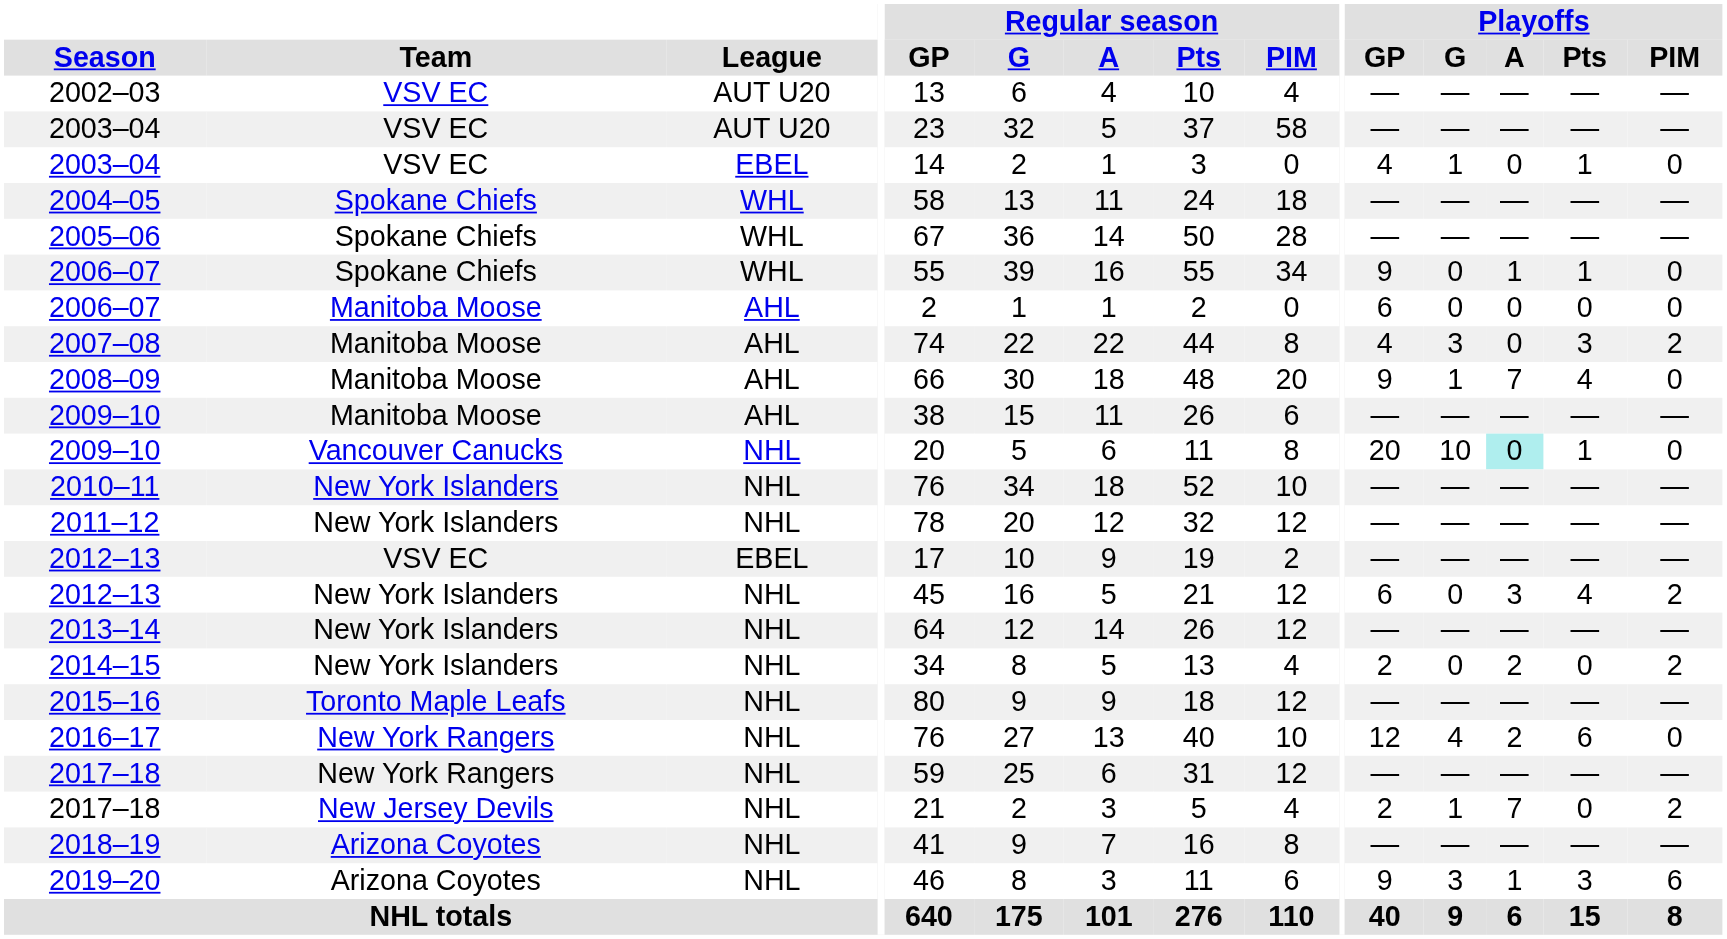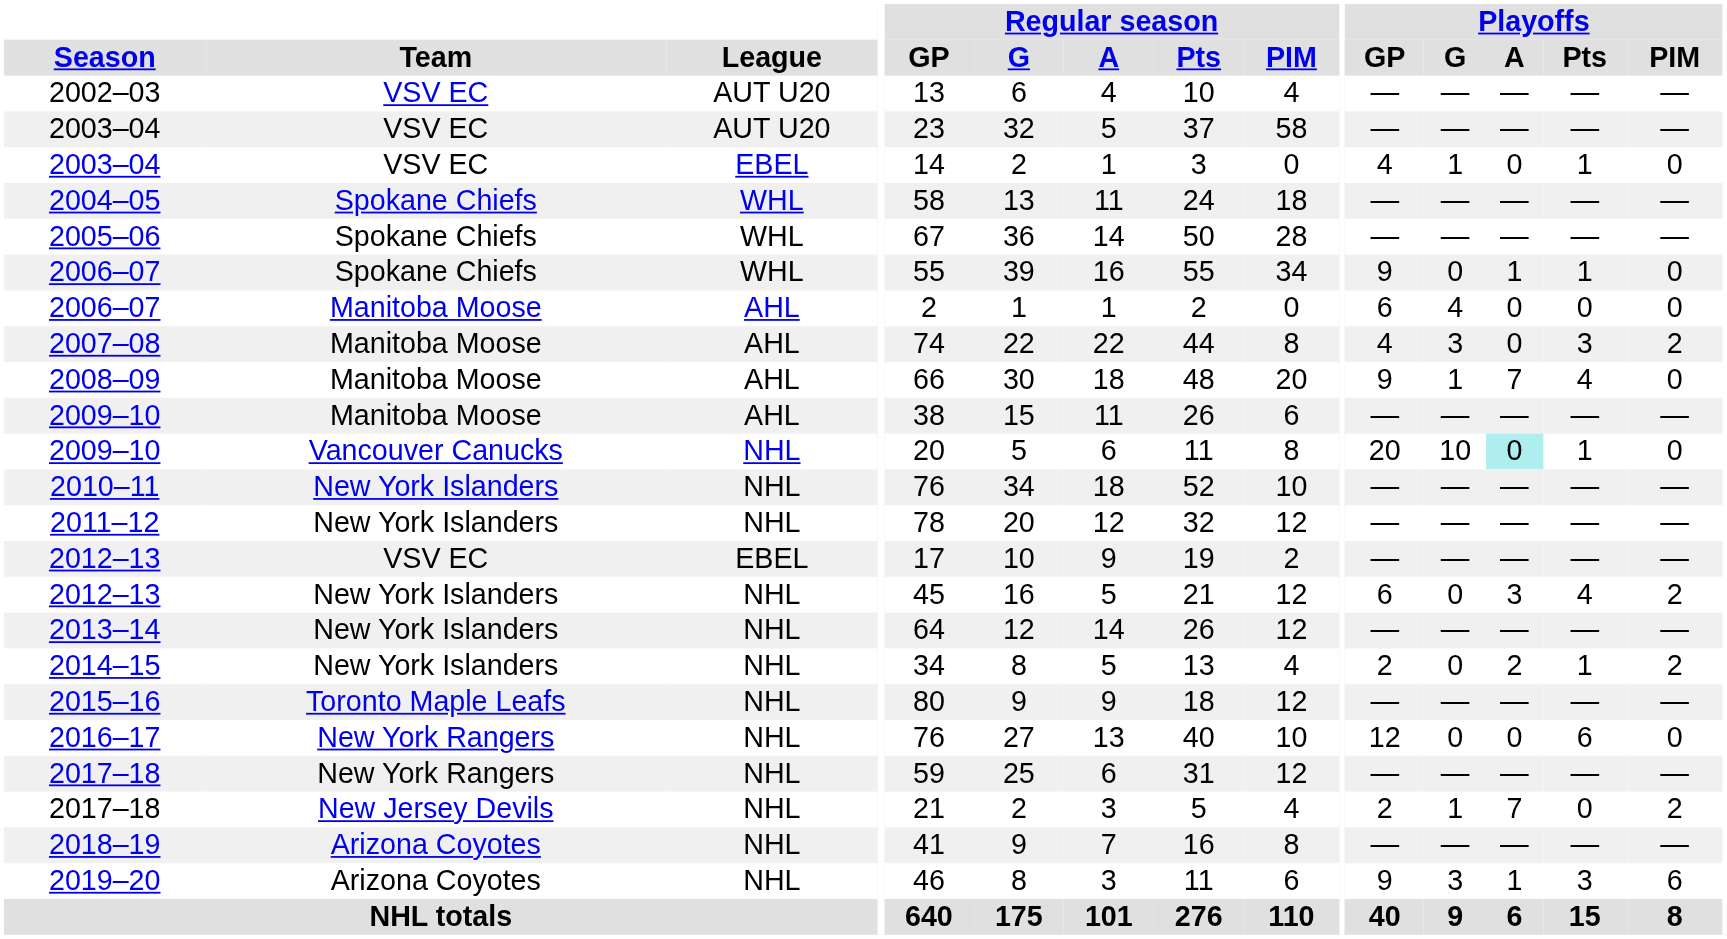(1455, 307) 0 -> (1455, 307) 4
(1585, 665) 0 -> (1585, 665) 1
(1455, 737) 4 -> (1455, 737) 0
(1514, 737) 2 -> (1514, 737) 0
